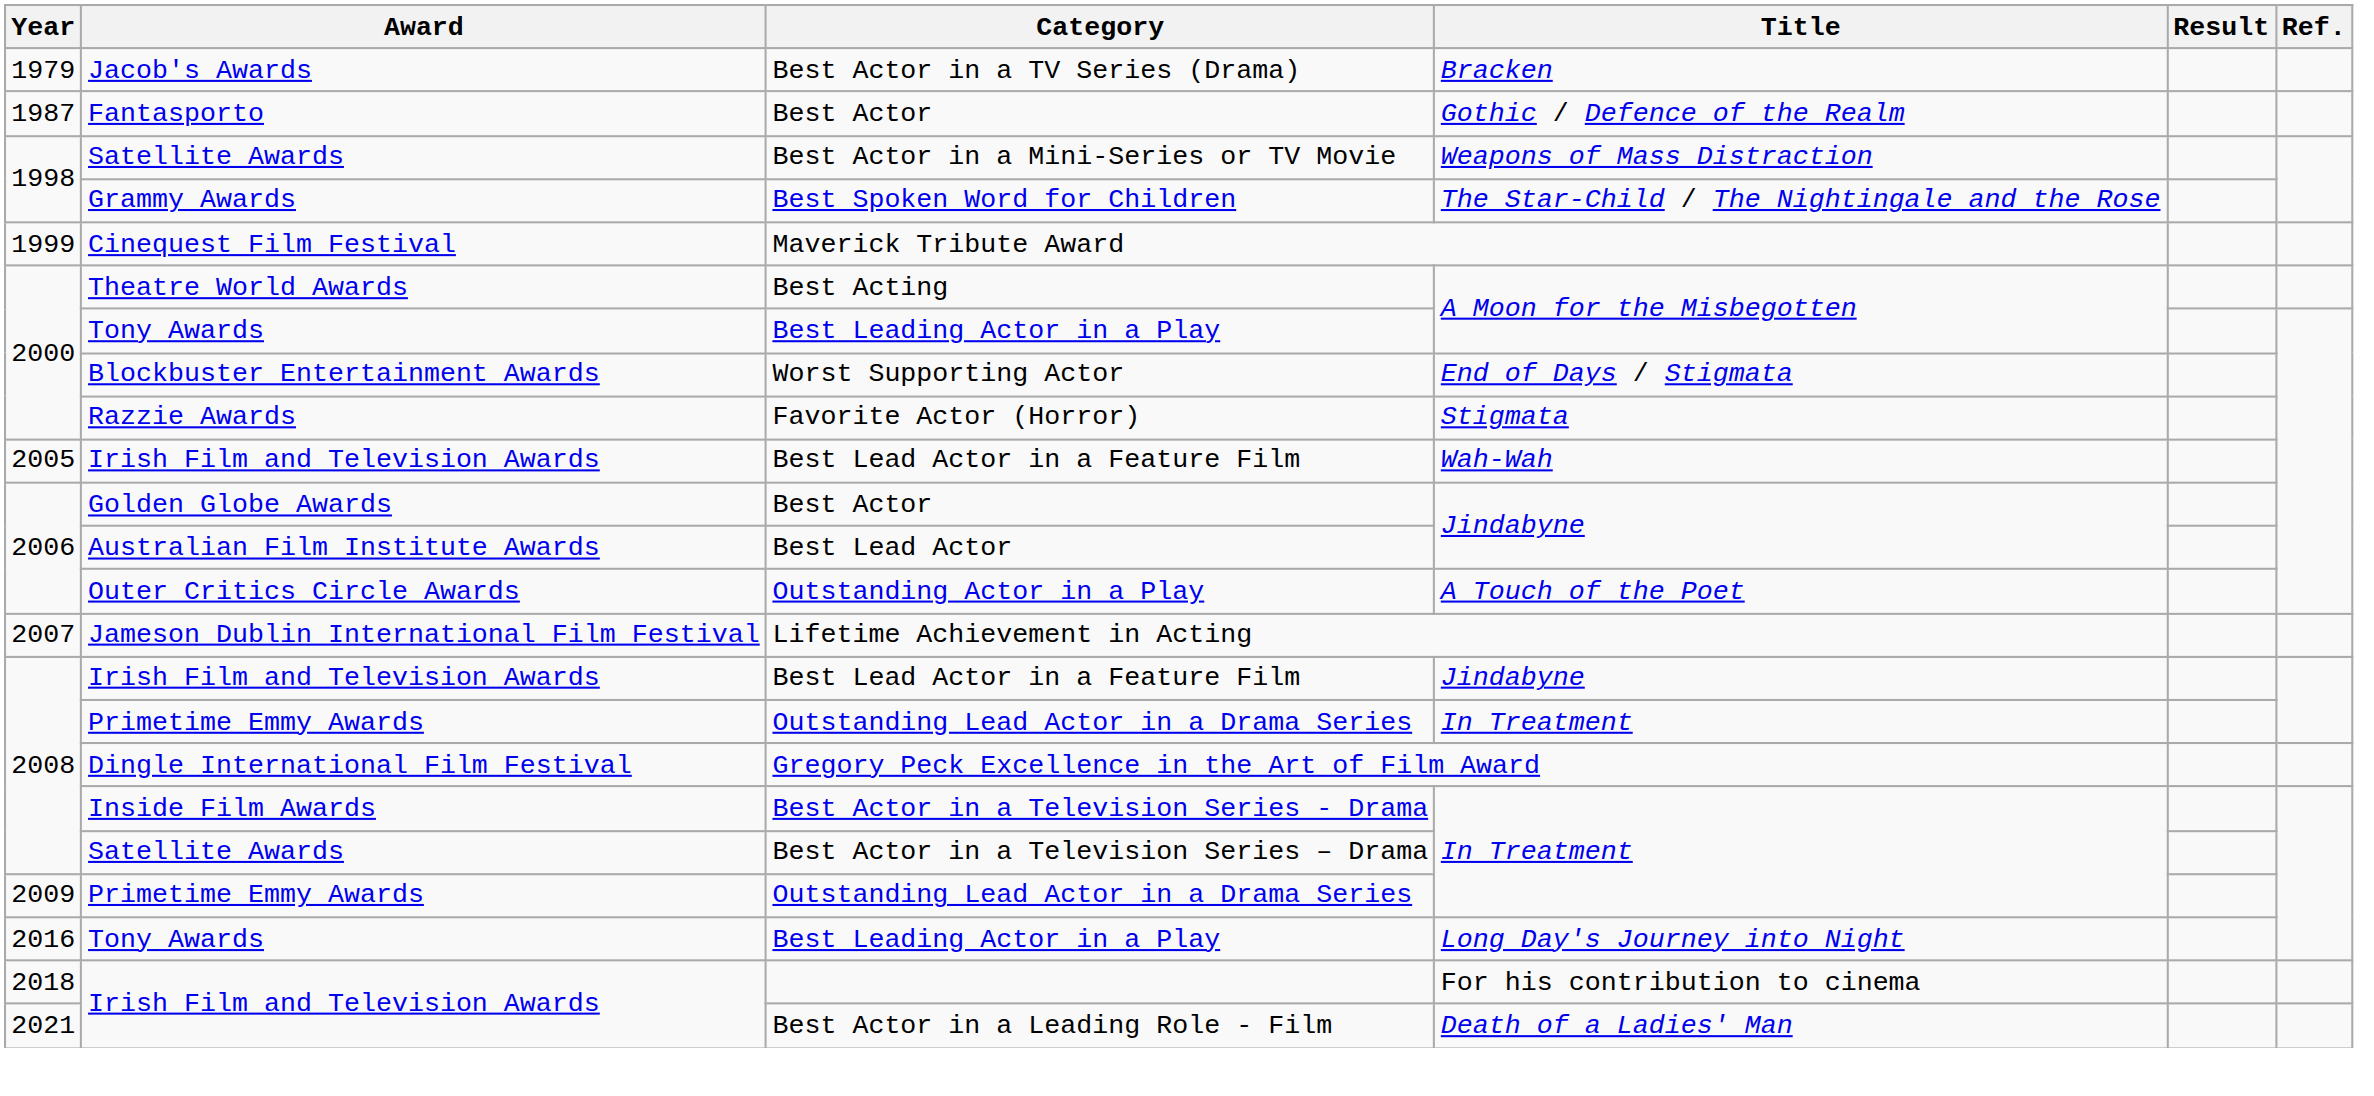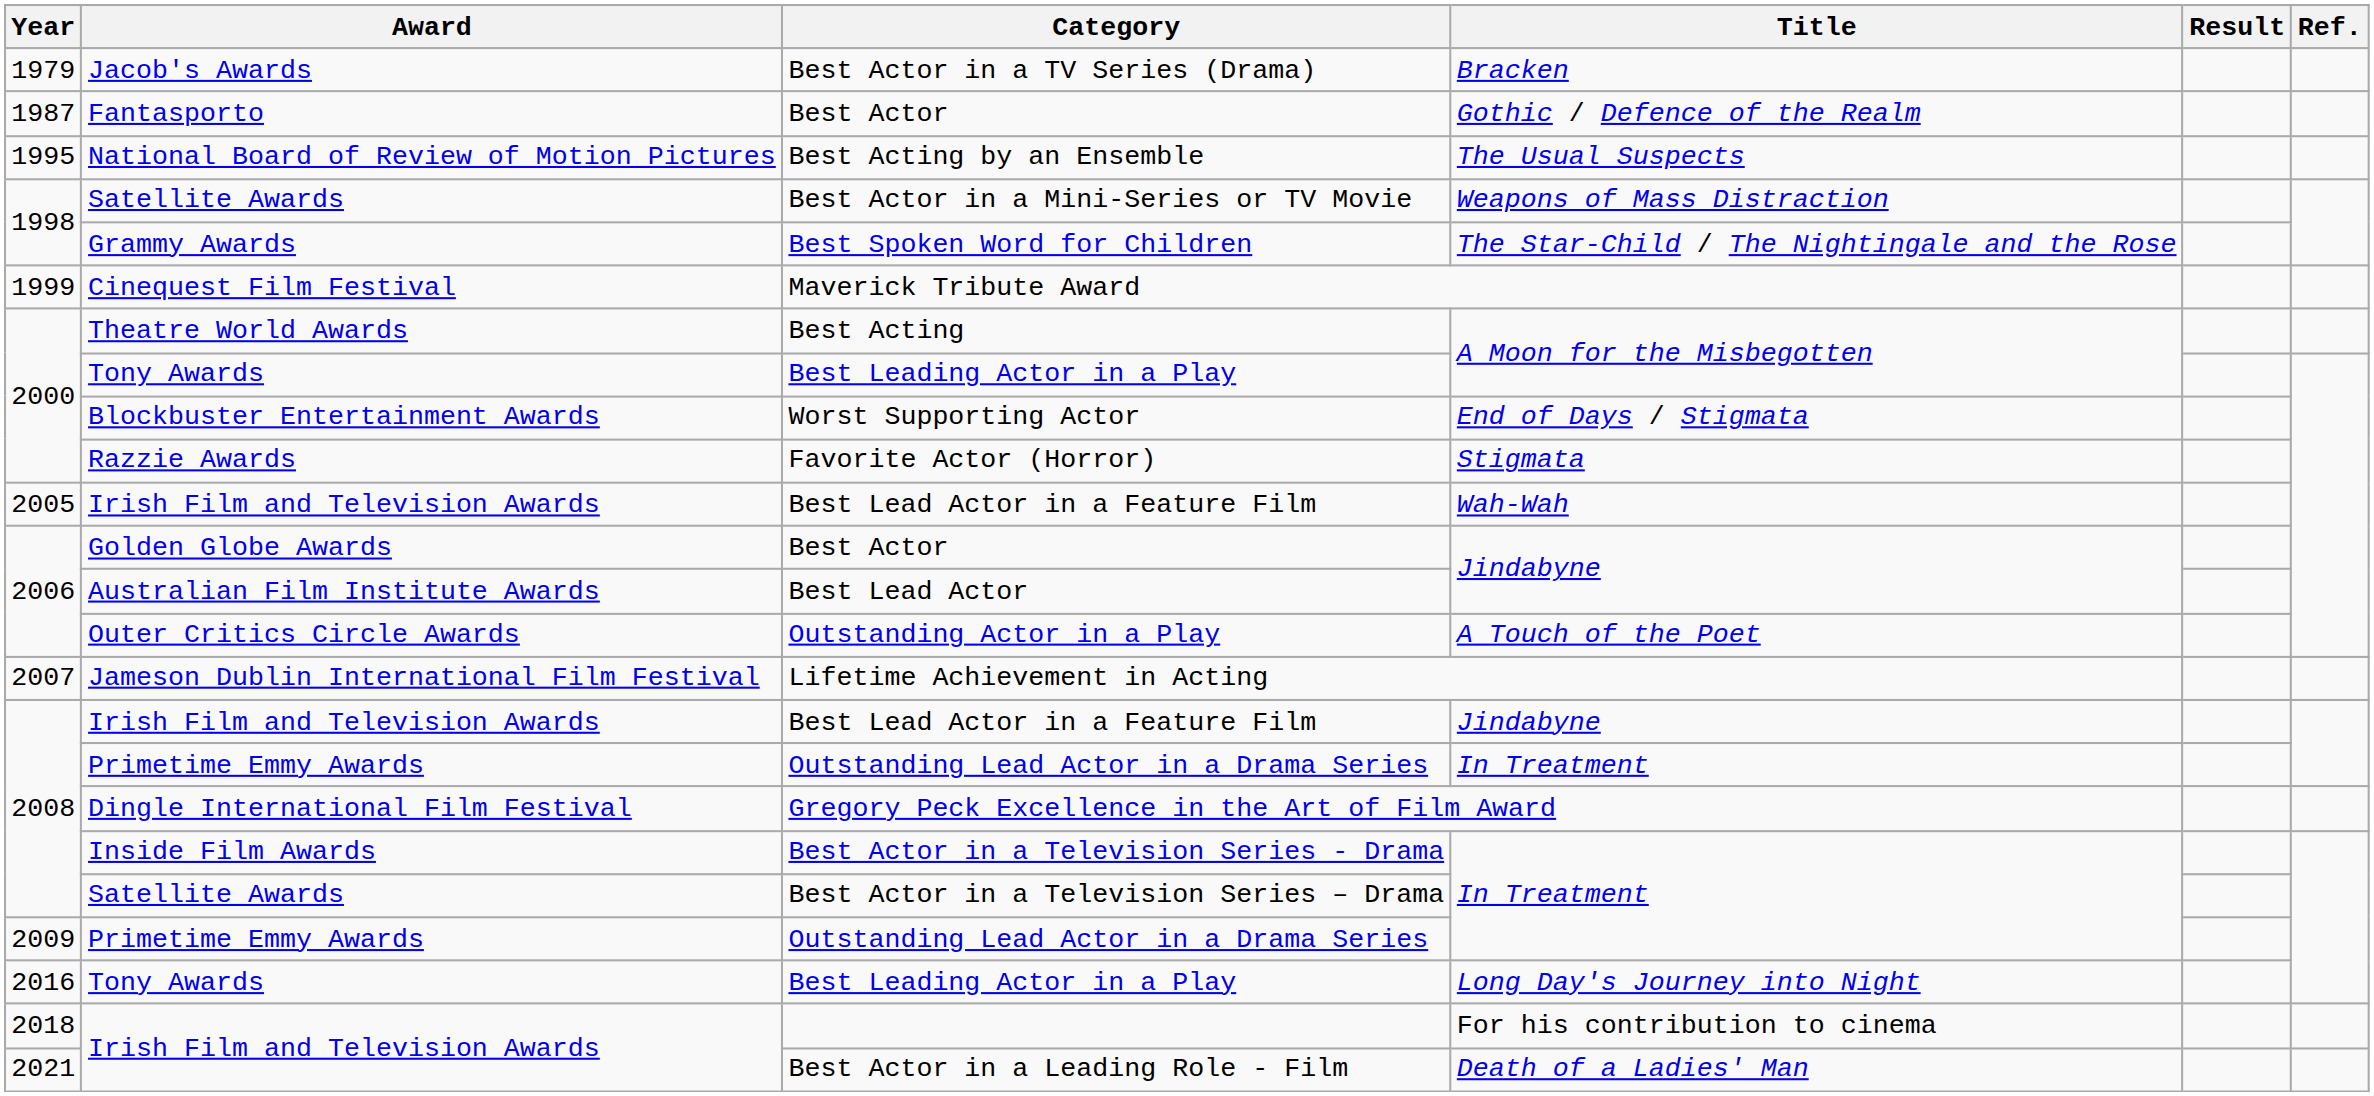+ row: (43, 157)
